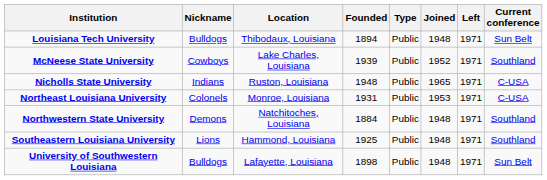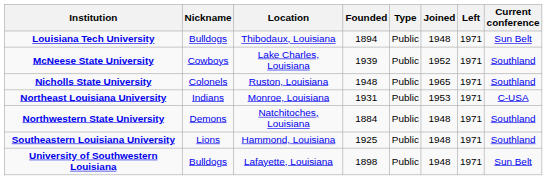(208, 81) Indians -> (208, 81) Colonels
(513, 81) C-USA -> (513, 81) Southland
(208, 97) Colonels -> (208, 97) Indians
